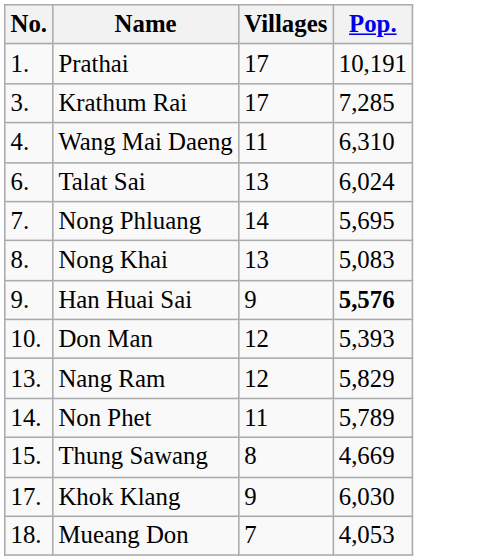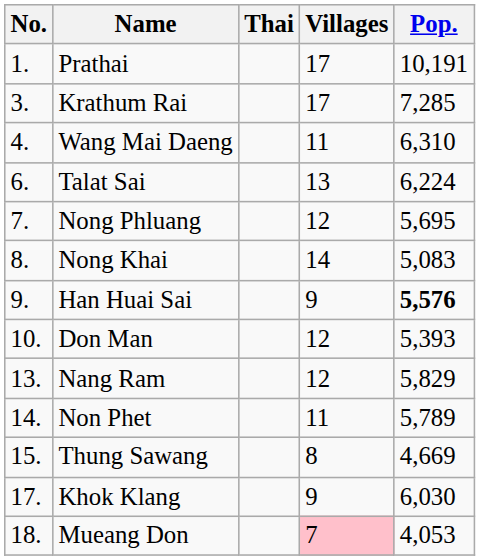+ column: (269, 24)
(367, 181) 6,024 -> (428, 181) 6,224
(257, 220) 14 -> (318, 220) 12
(257, 260) 13 -> (318, 260) 14
(250, 535) no background -> (311, 535) pink background
